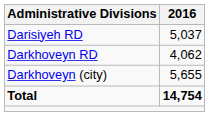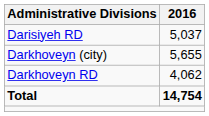rows swapped: (53, 55) <-> (57, 75)
